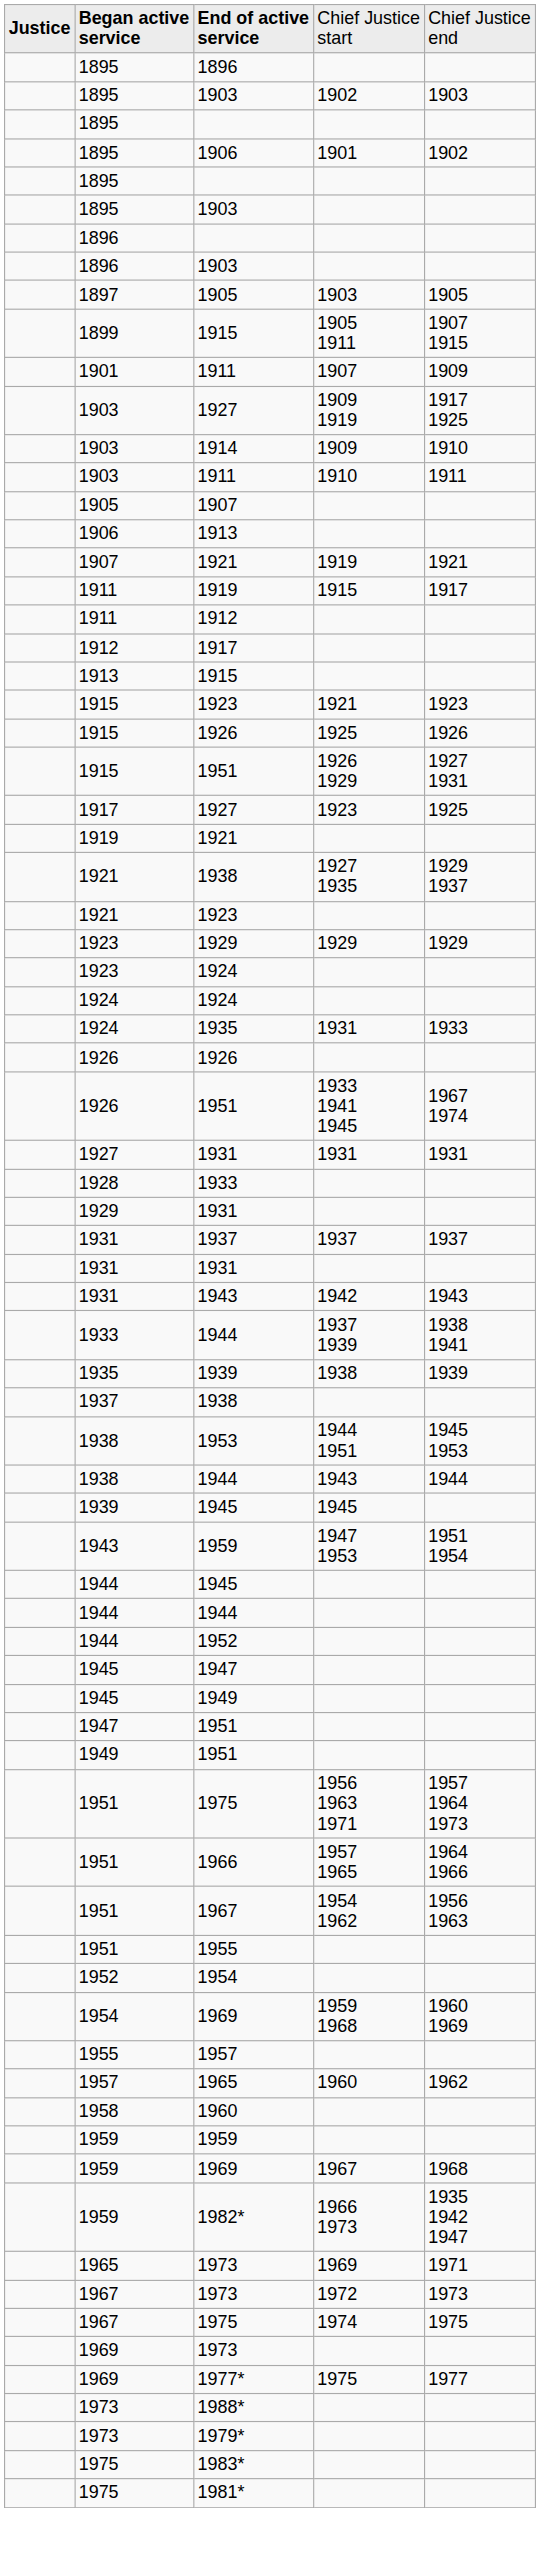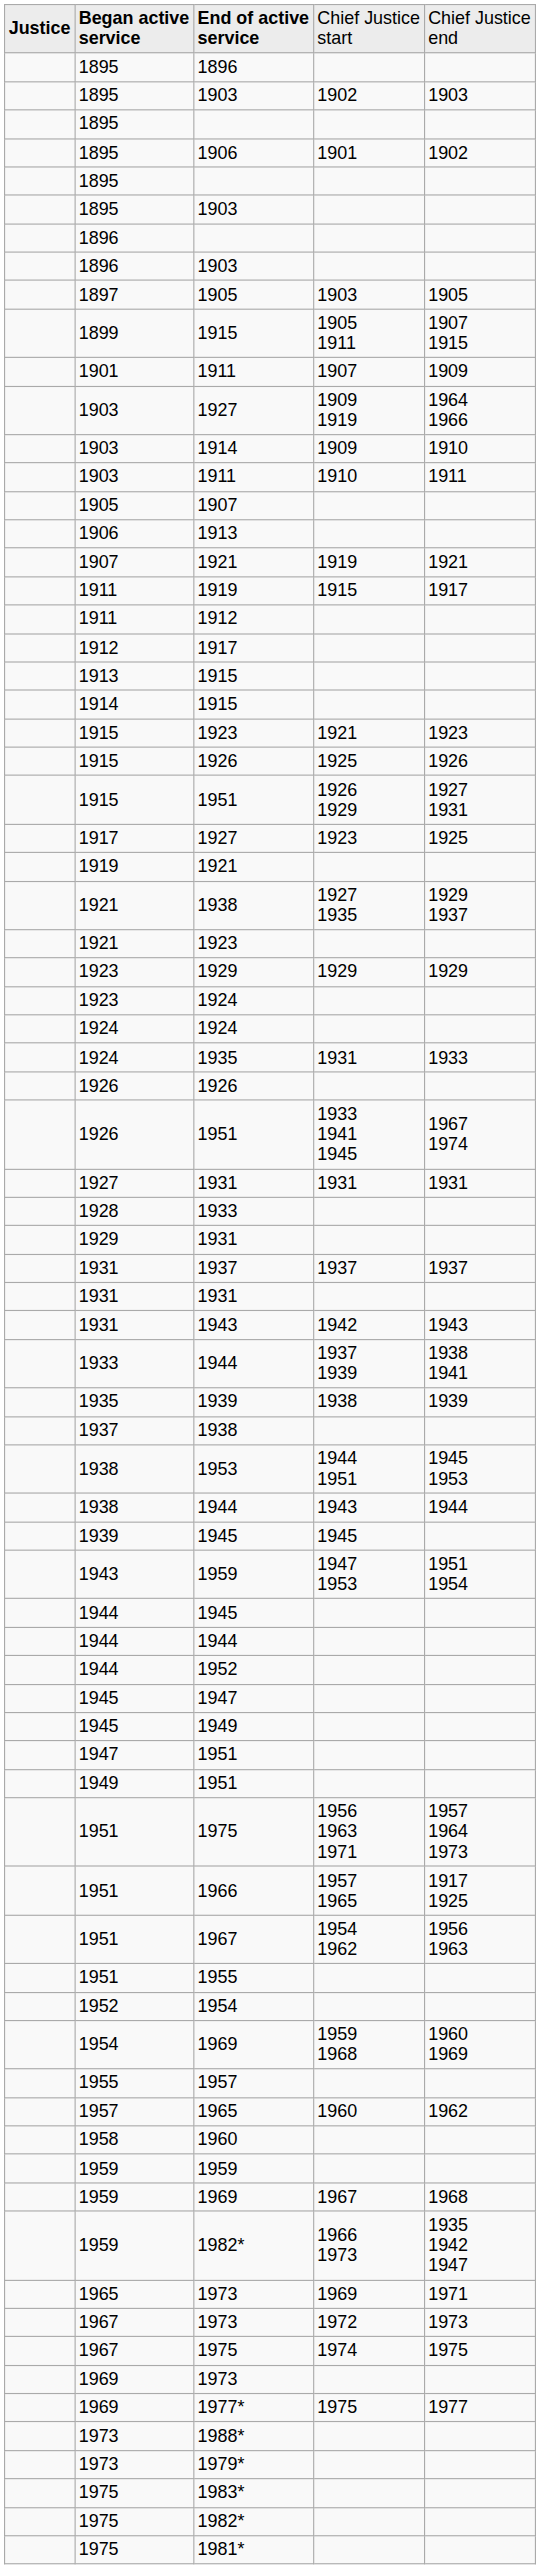(448, 410) 1917 1925 -> (448, 410) 1964 1966
+ row: (99, 704)
(448, 1862) 1964 1966 -> (448, 1890) 1917 1925
+ row: (99, 2521)
